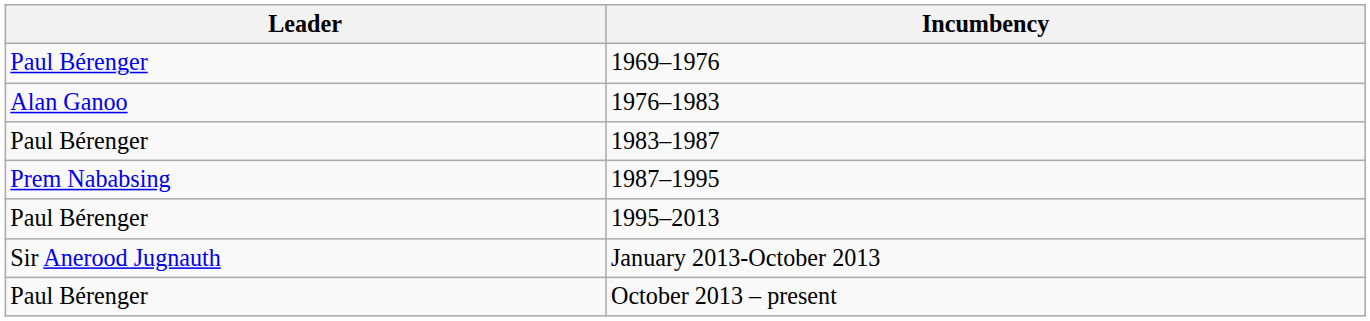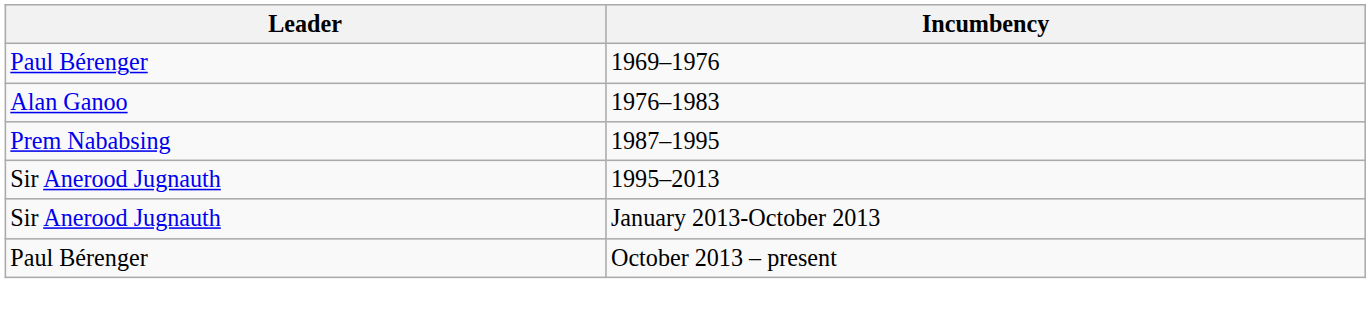- row: (665, 140)
(79, 218) Paul Bérenger -> (116, 179) Sir Anerood Jugnauth
